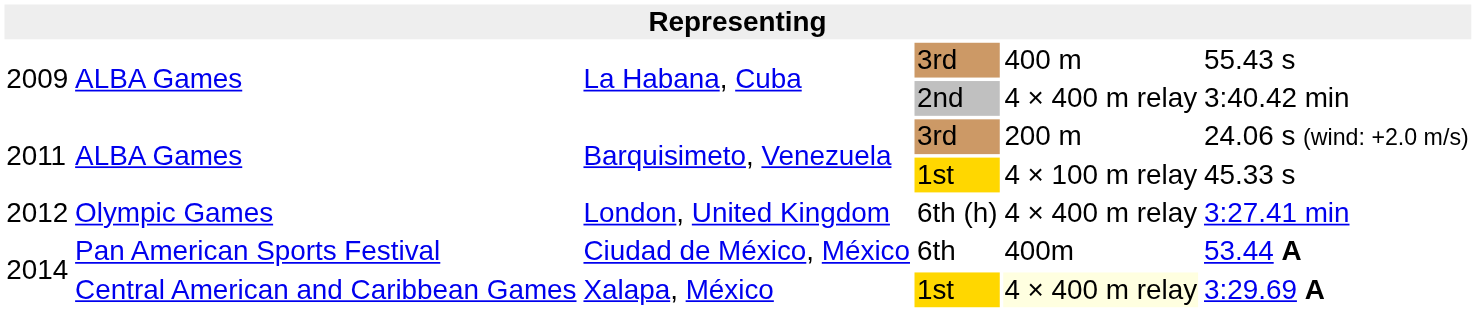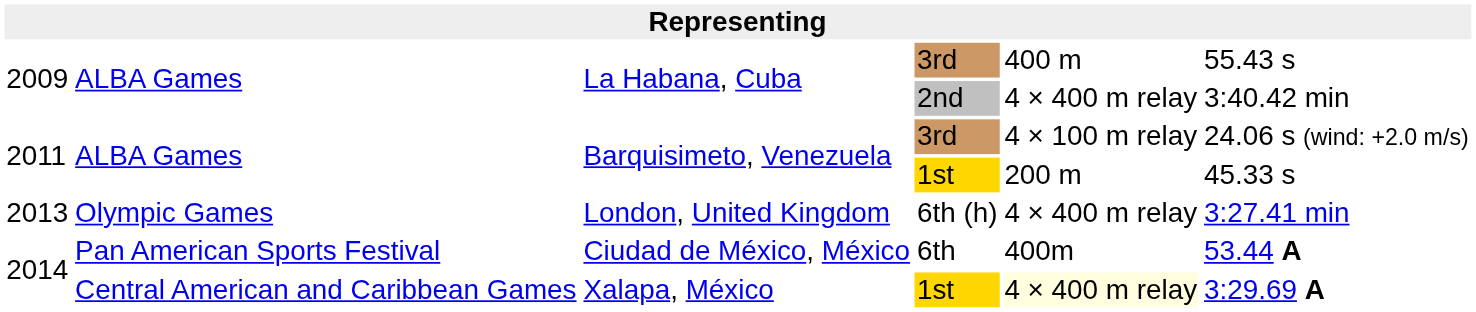(1043, 136) 200 m -> (1101, 136) 4 × 100 m relay
(1101, 174) 4 × 100 m relay -> (1043, 174) 200 m
(37, 212) 2012 -> (37, 212) 2013
